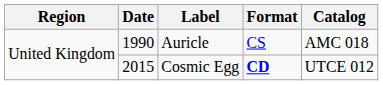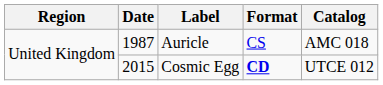(138, 42) 1990 -> (138, 42) 1987
